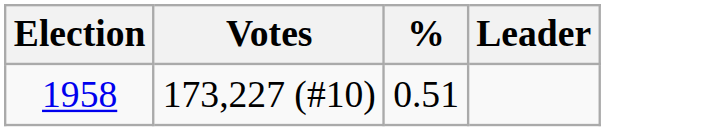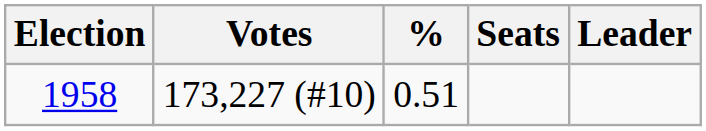+ column: (518, 34)
